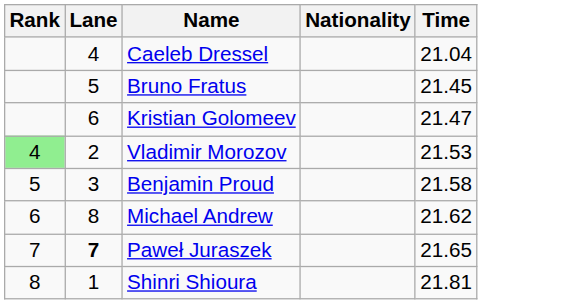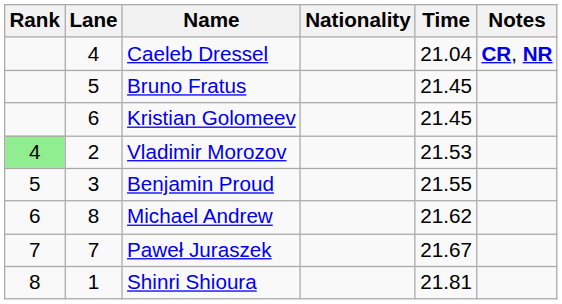+ column: (517, 20)
(446, 119) 21.47 -> (446, 119) 21.45
(446, 184) 21.58 -> (446, 184) 21.55
(93, 250) bold -> (93, 250) normal
(446, 250) 21.65 -> (446, 250) 21.67
